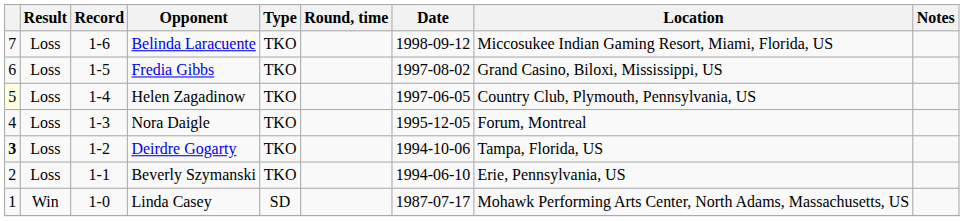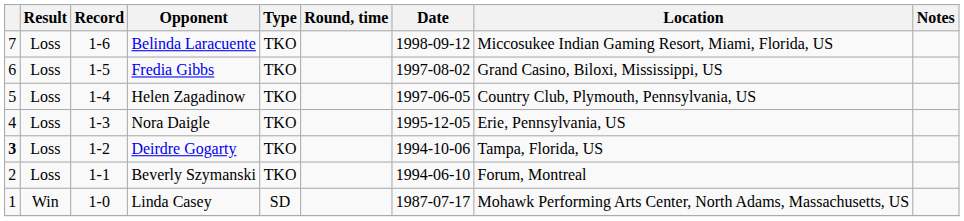(12, 96) lightyellow background -> (12, 96) no background
(532, 123) Forum, Montreal -> (552, 123) Erie, Pennsylvania, US
(552, 175) Erie, Pennsylvania, US -> (532, 175) Forum, Montreal
